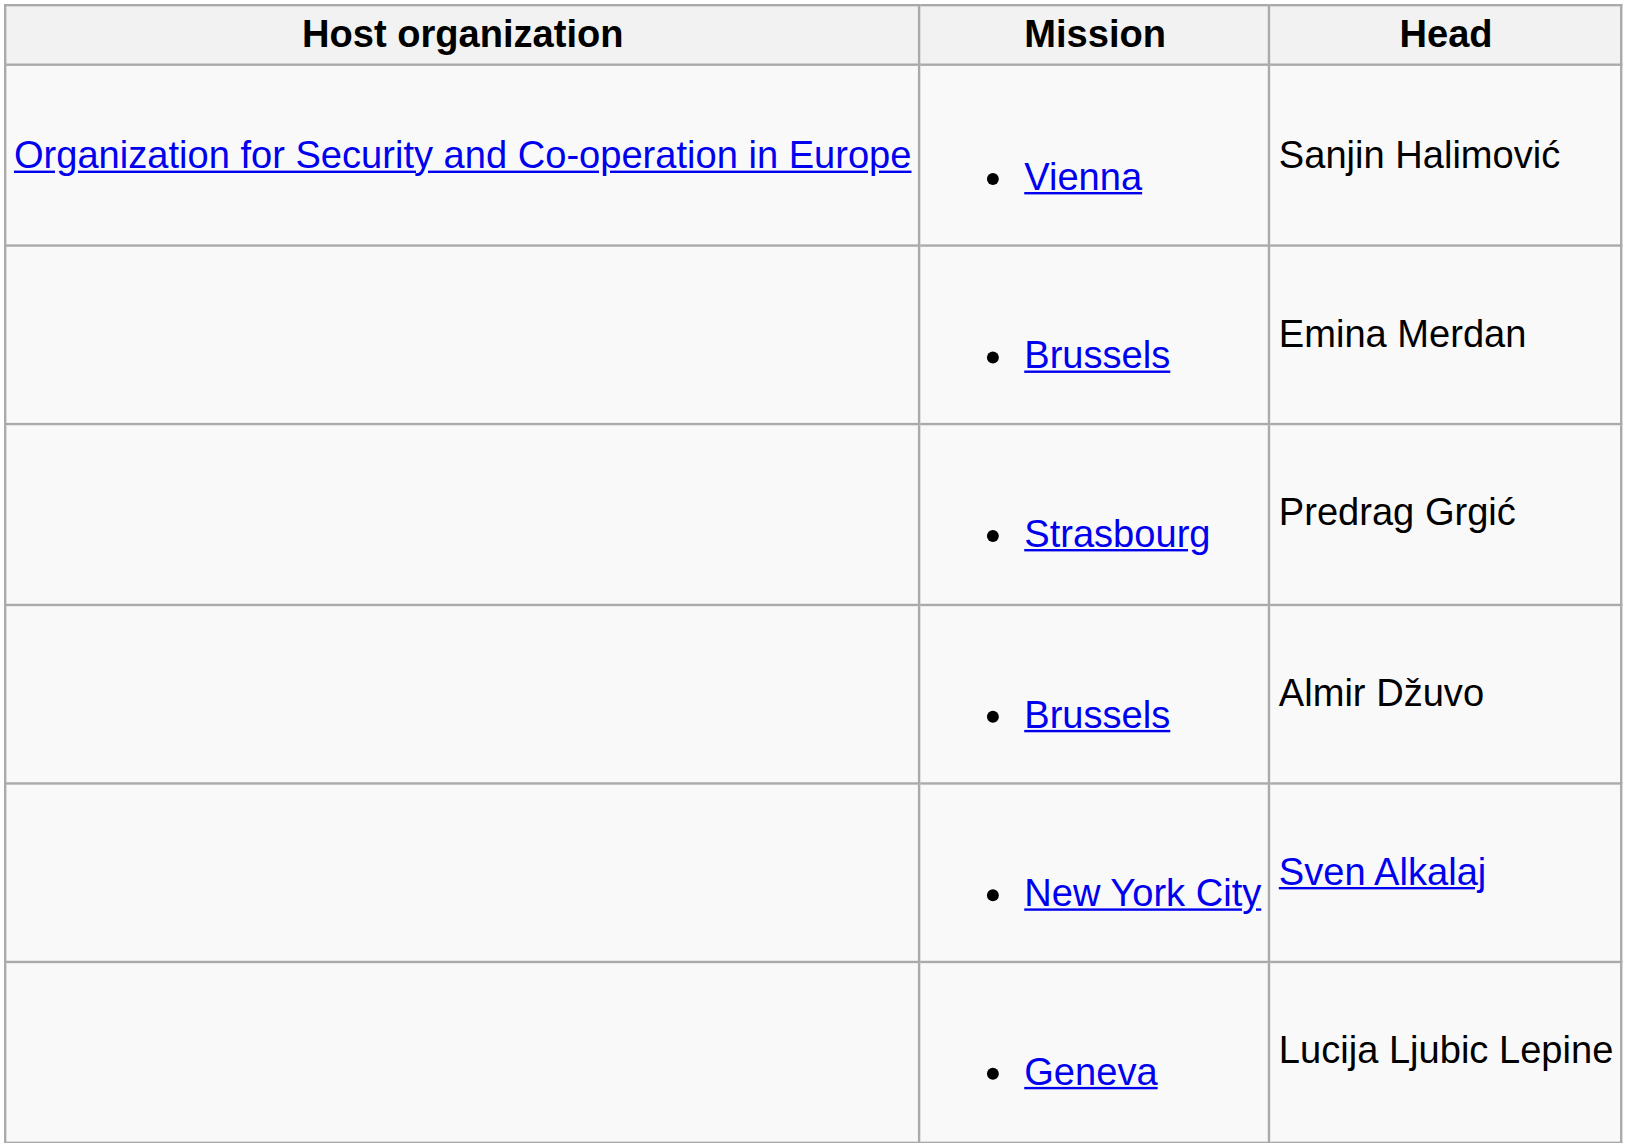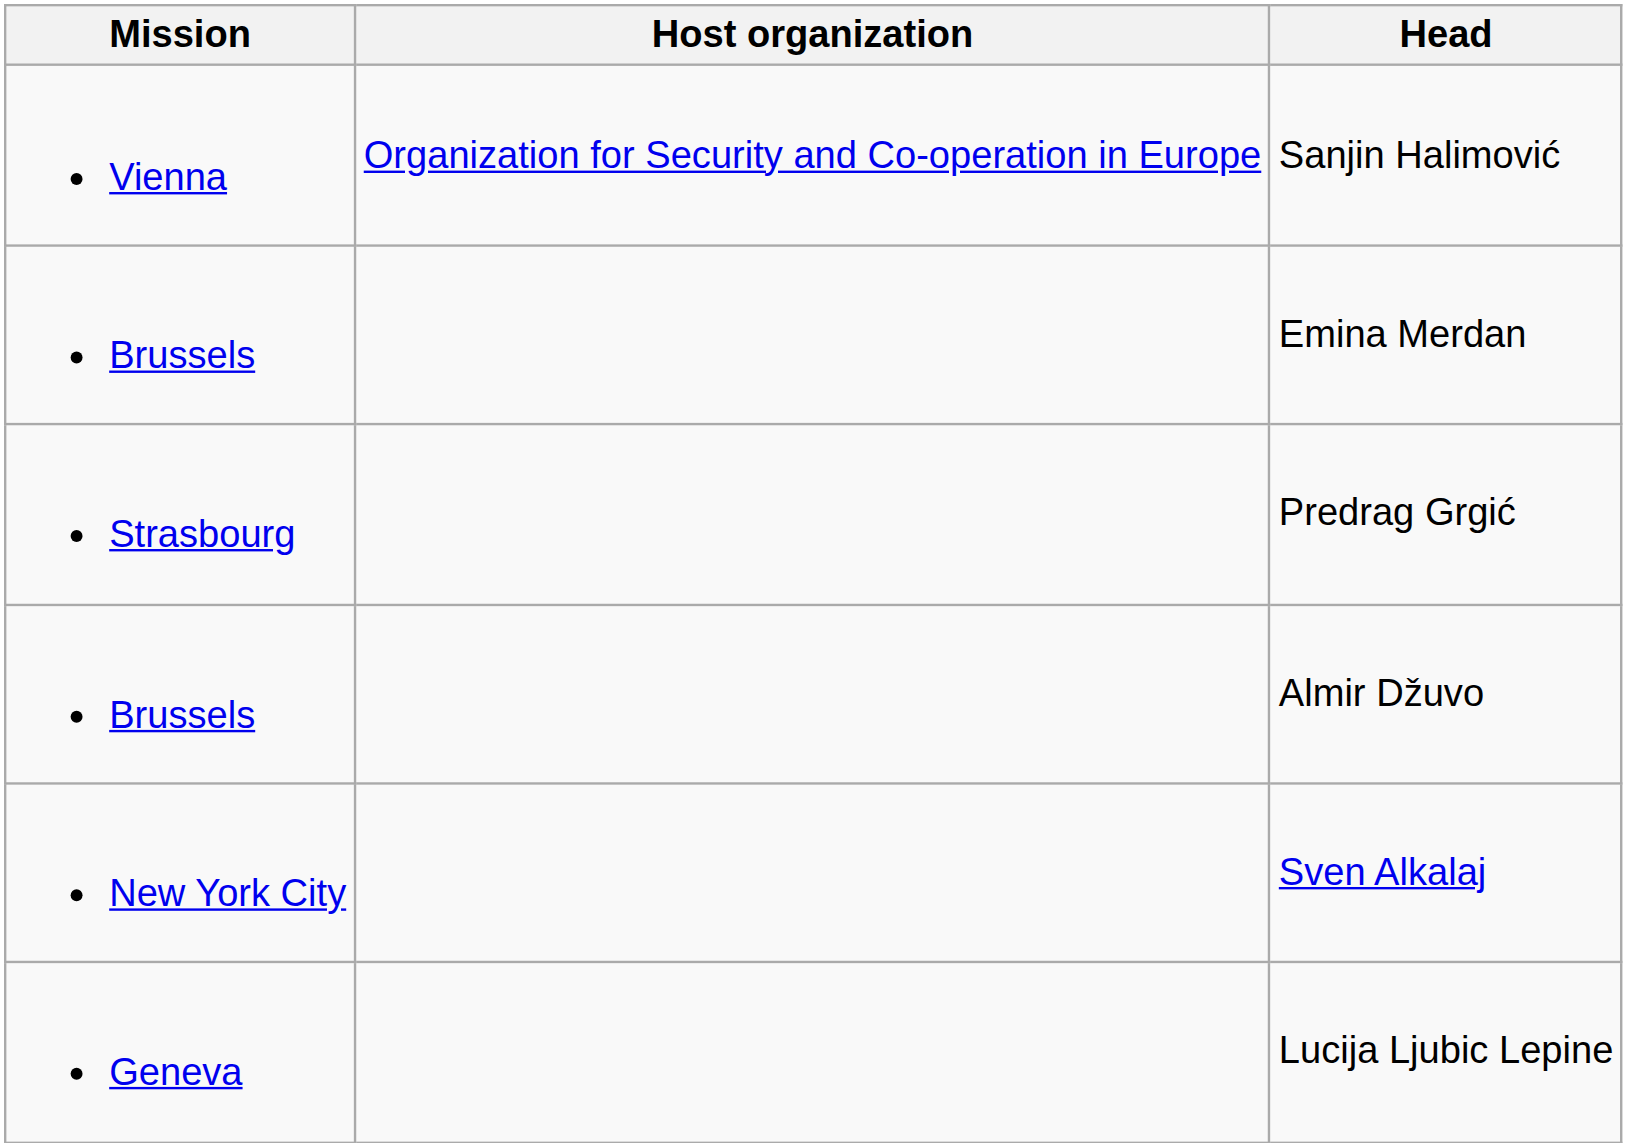columns swapped: (463, 34) <-> (1095, 34)
